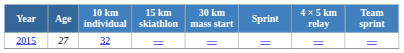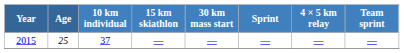(63, 40) 27 -> (63, 40) 25
(105, 40) 32 -> (105, 40) 37
